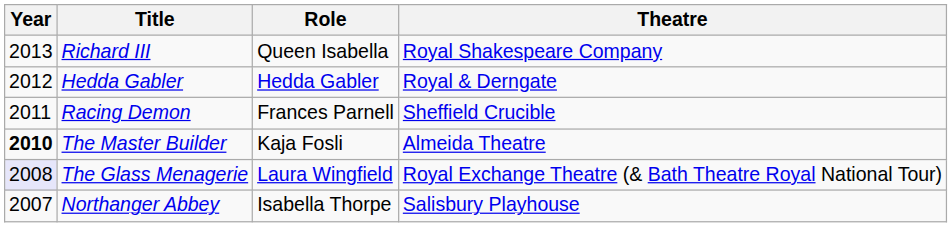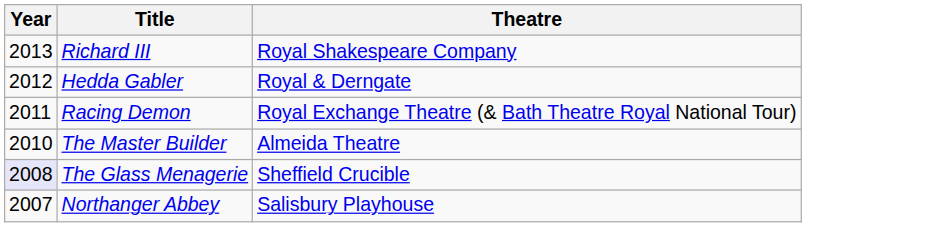- column: (325, 19)
(479, 112) Sheffield Crucible -> (527, 112) Royal Exchange Theatre (& Bath Theatre Royal National Tour)
(31, 143) bold -> (31, 143) normal
(672, 174) Royal Exchange Theatre (& Bath Theatre Royal National Tour) -> (333, 174) Sheffield Crucible
